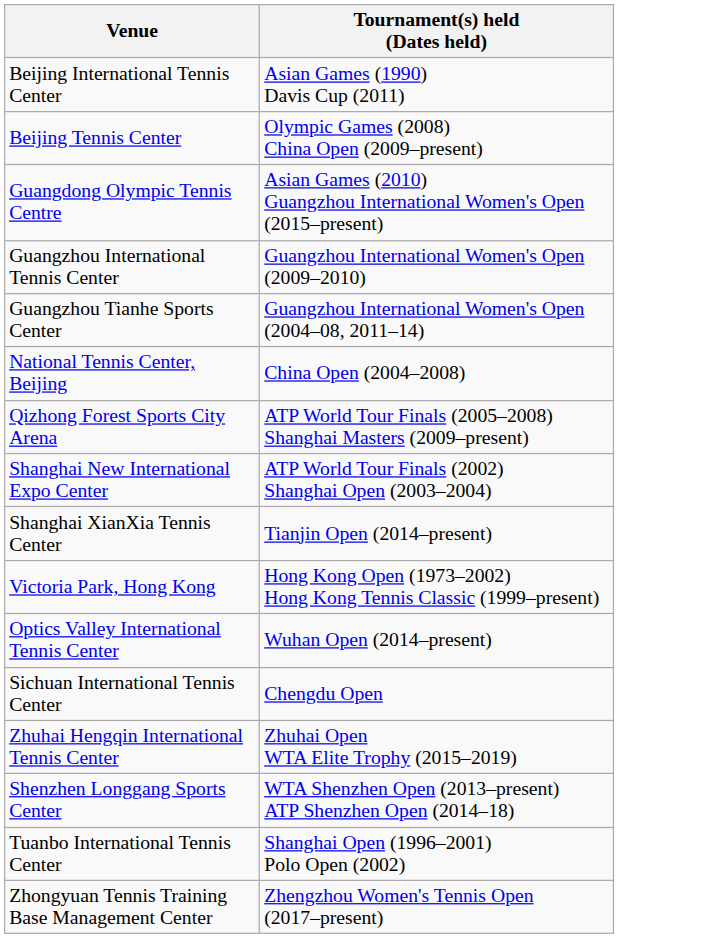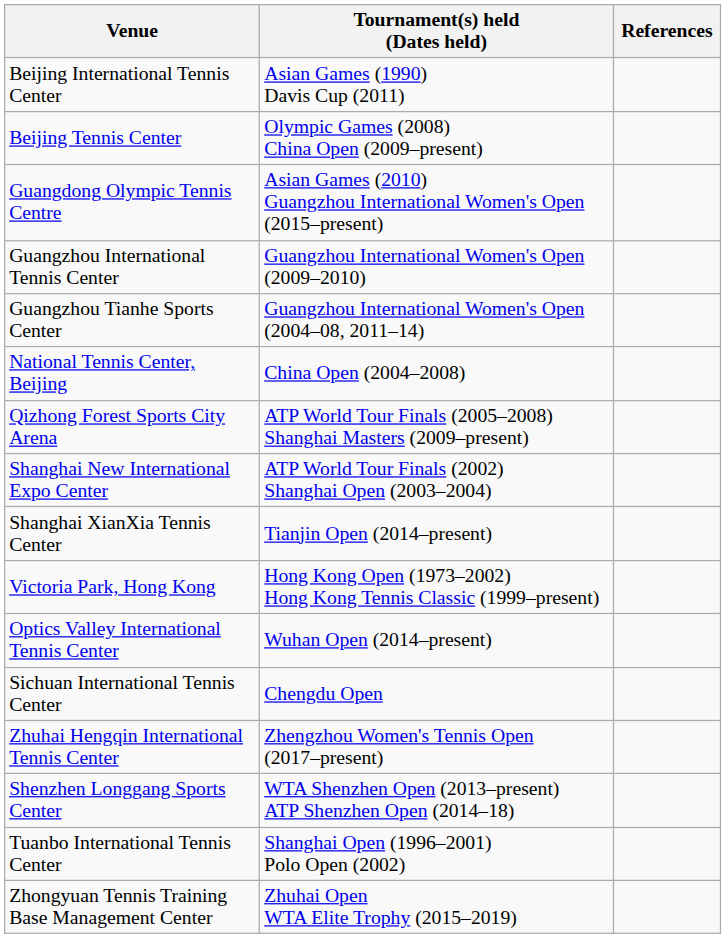+ column: (667, 31)
(391, 746) Zhuhai Open WTA Elite Trophy (2015–2019) -> (399, 746) Zhengzhou Women's Tennis Open (2017–present)
(399, 906) Zhengzhou Women's Tennis Open (2017–present) -> (391, 906) Zhuhai Open WTA Elite Trophy (2015–2019)
